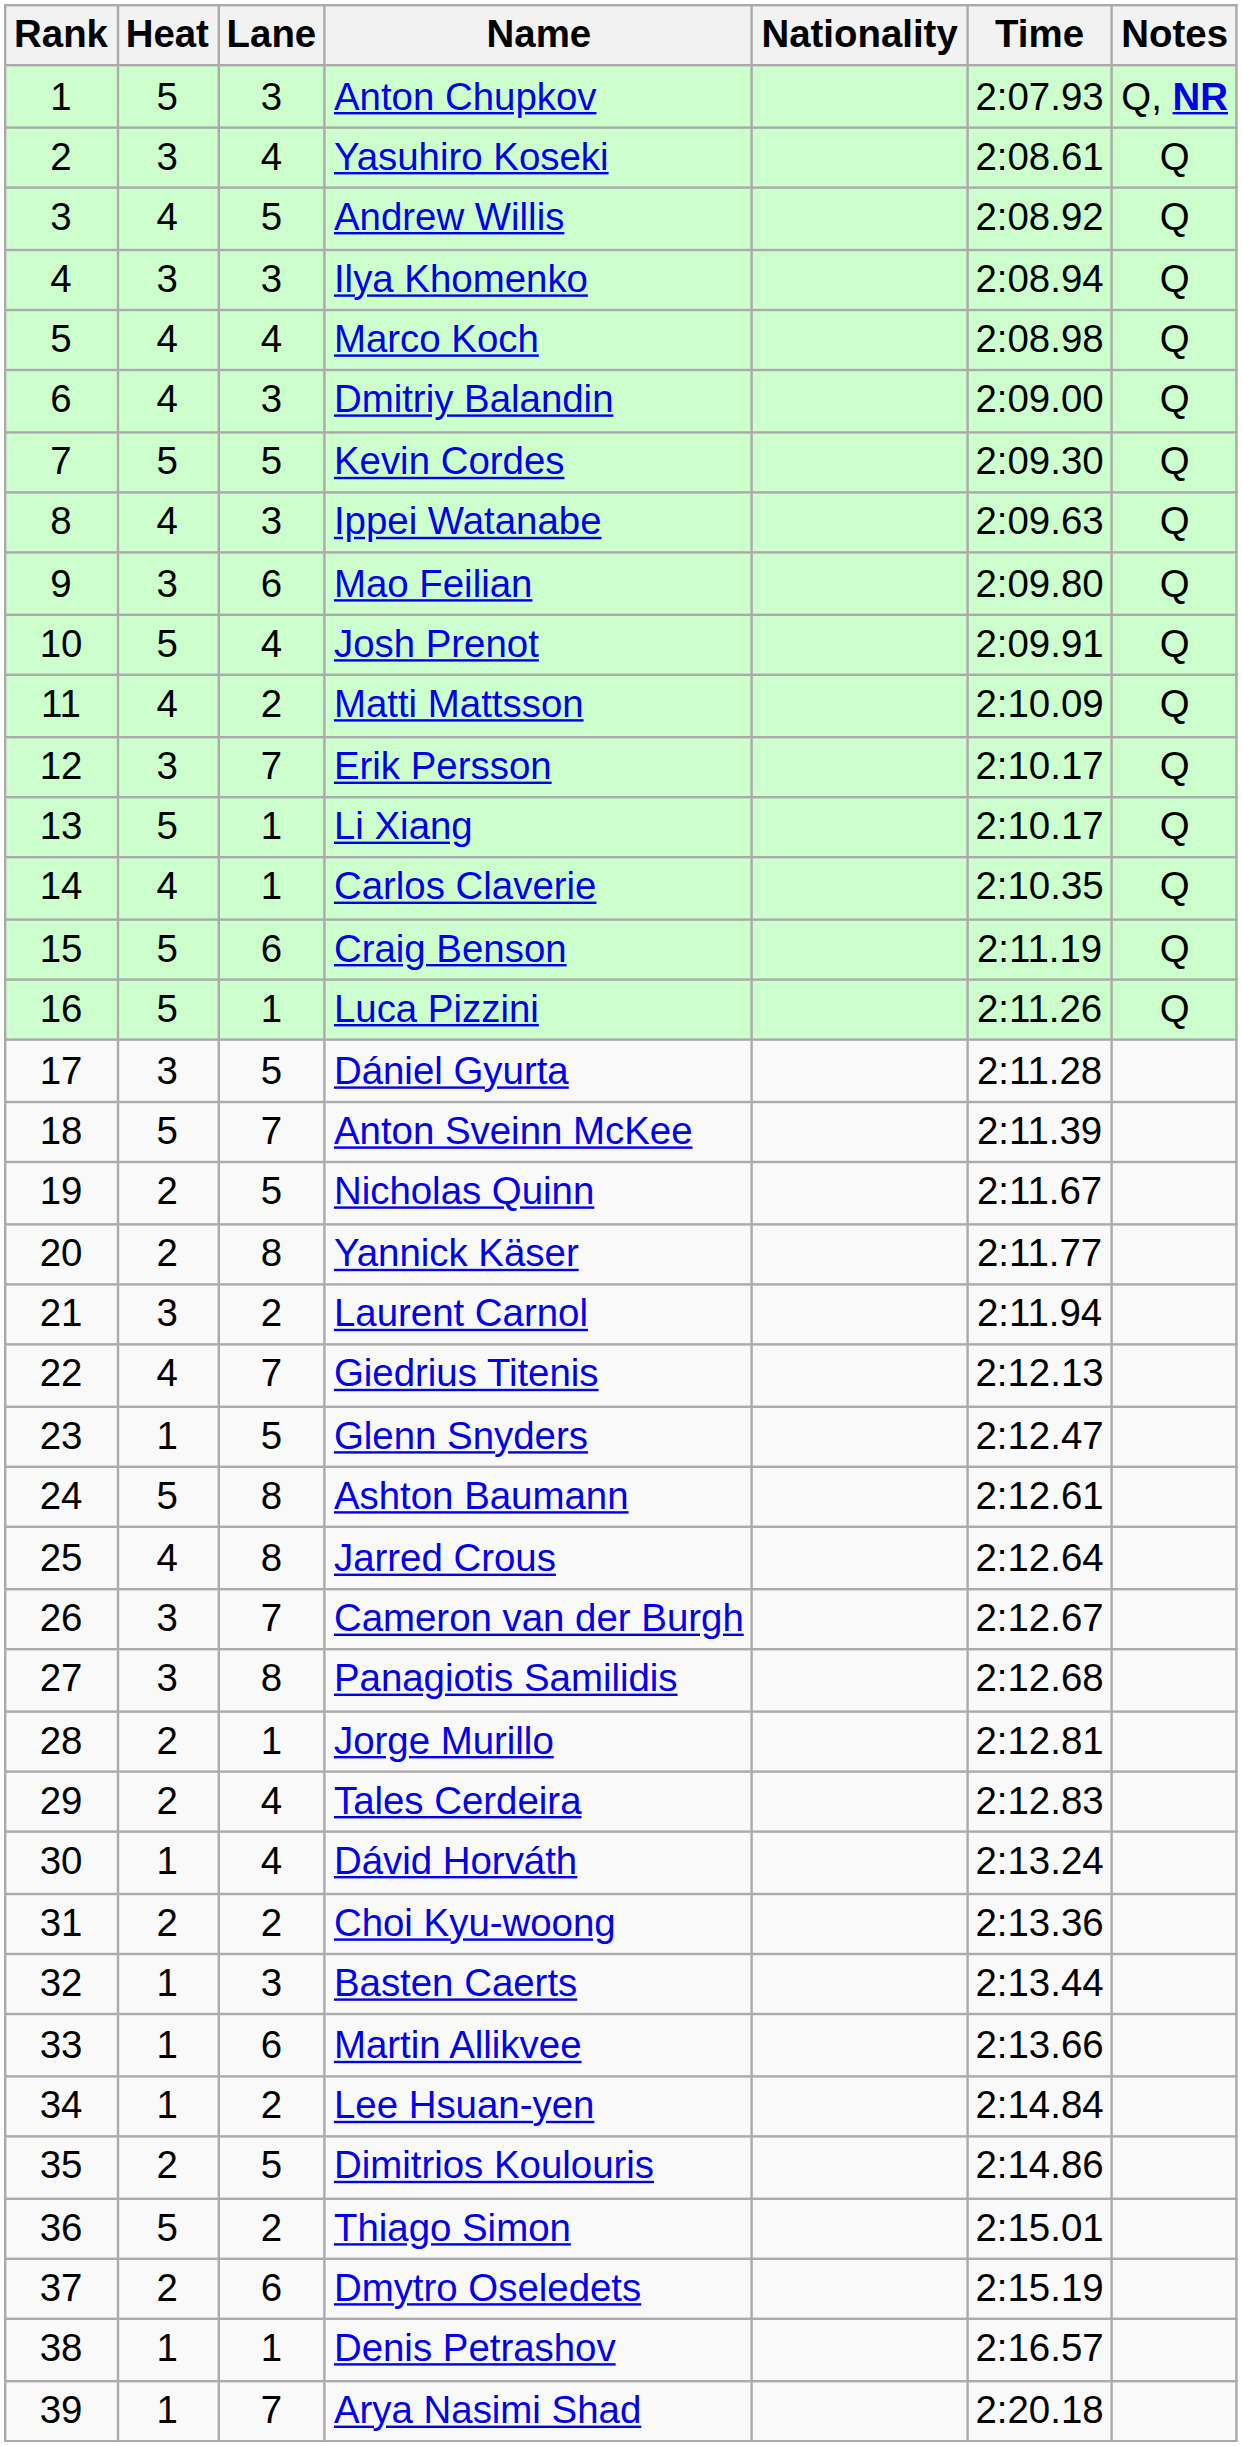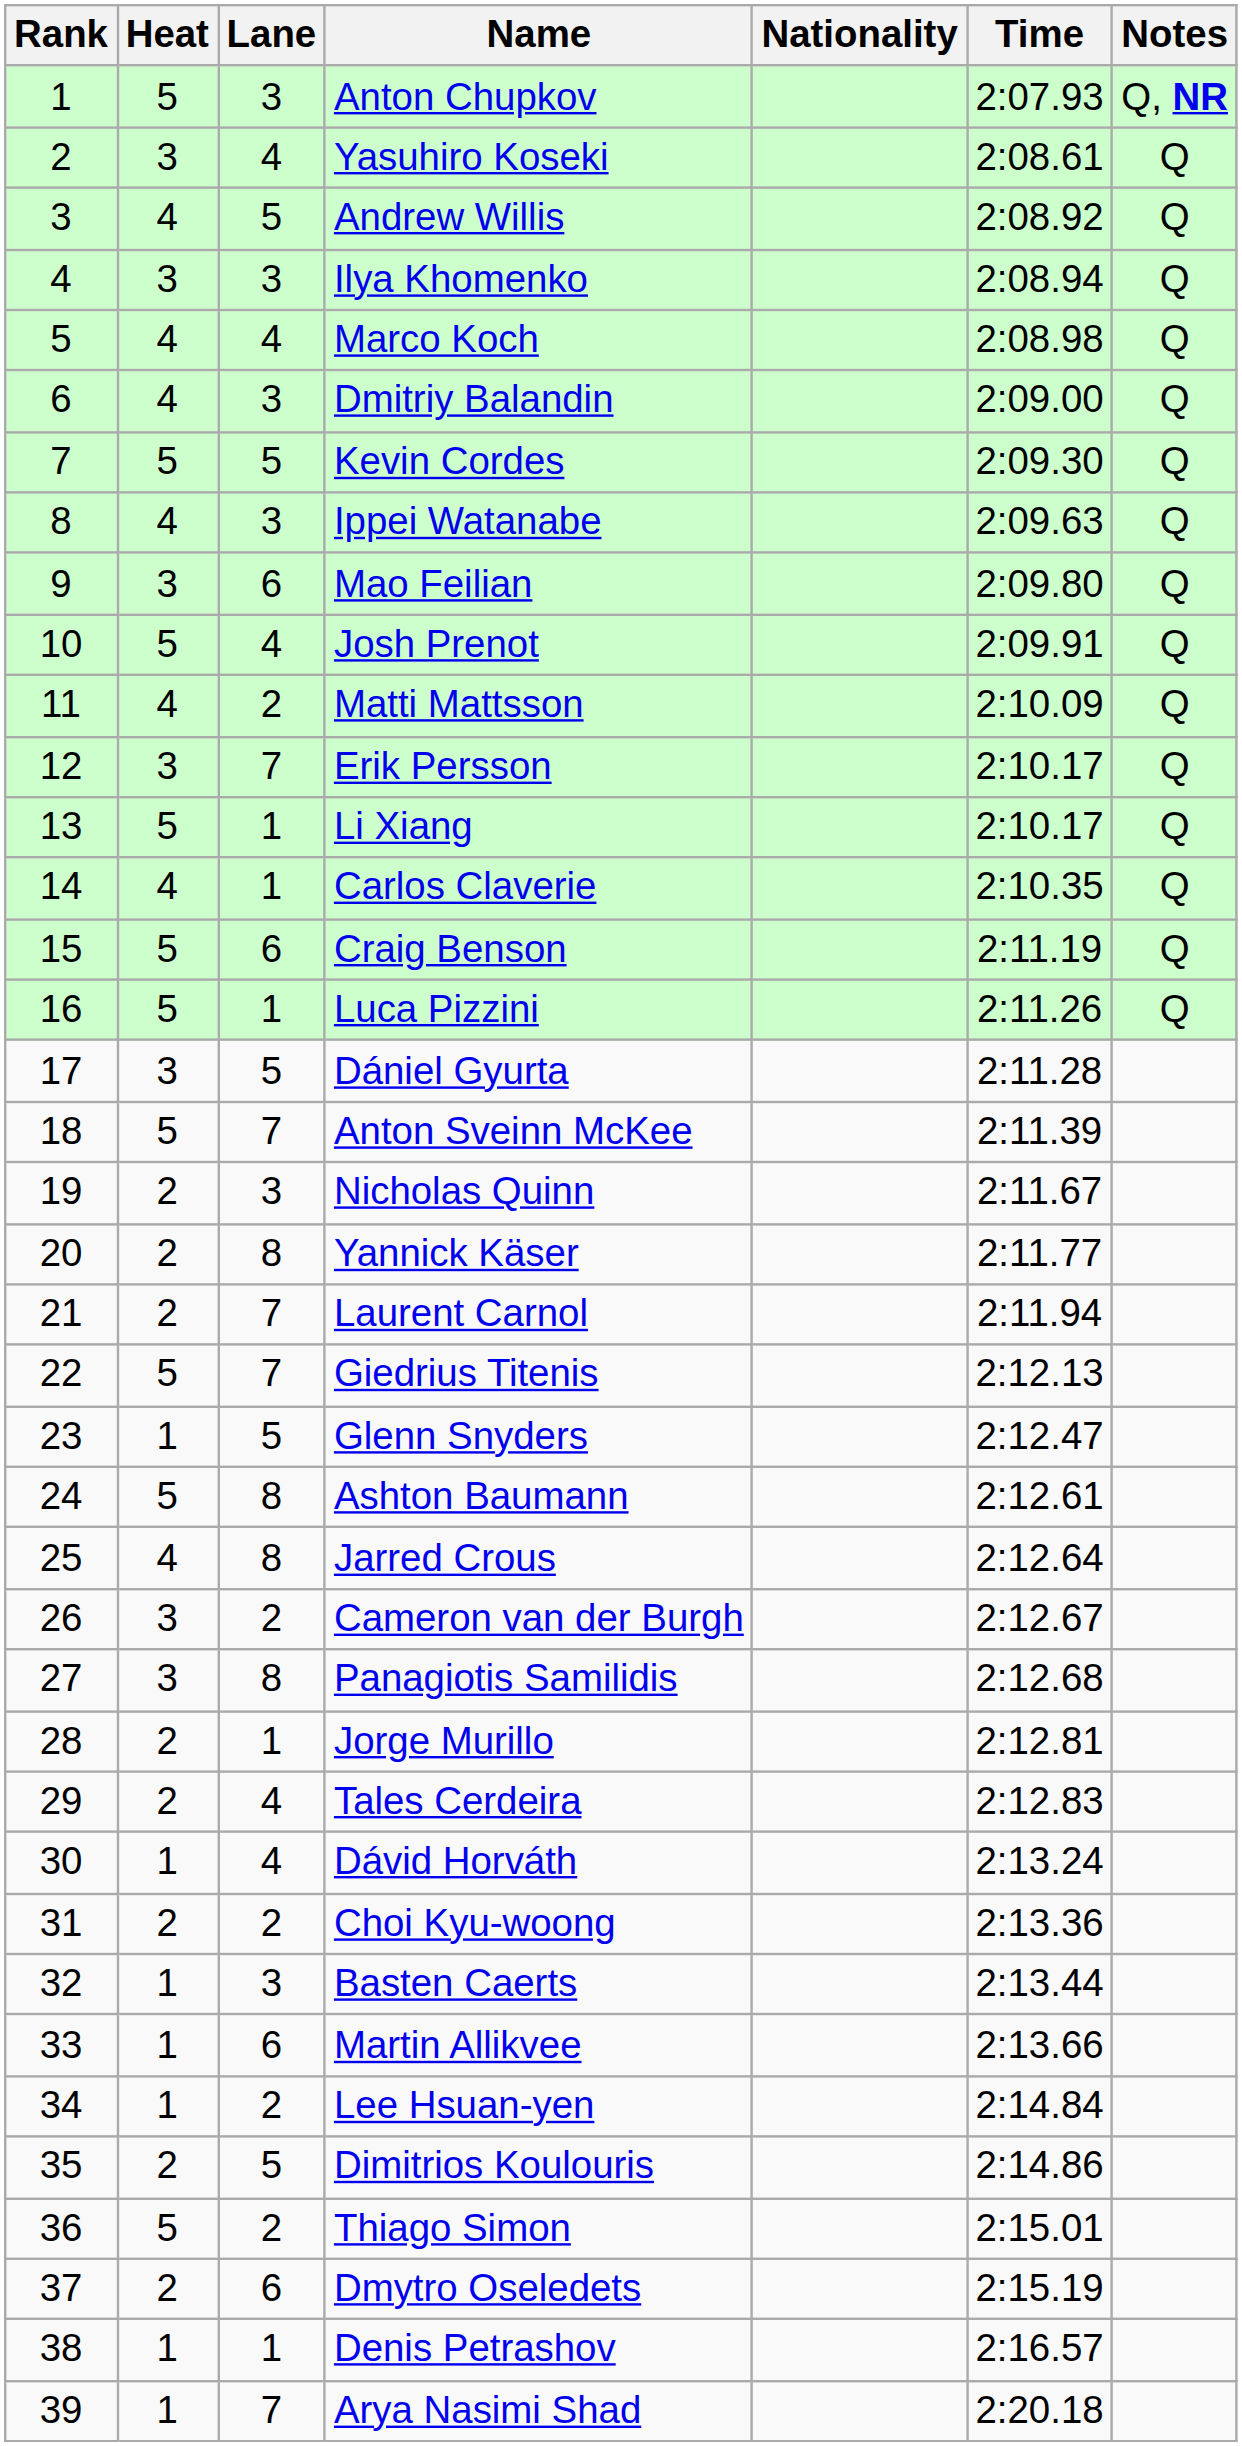(271, 1192) 5 -> (271, 1192) 3
(167, 1313) 3 -> (167, 1313) 2
(271, 1313) 2 -> (271, 1313) 7
(167, 1374) 4 -> (167, 1374) 5
(271, 1618) 7 -> (271, 1618) 2
